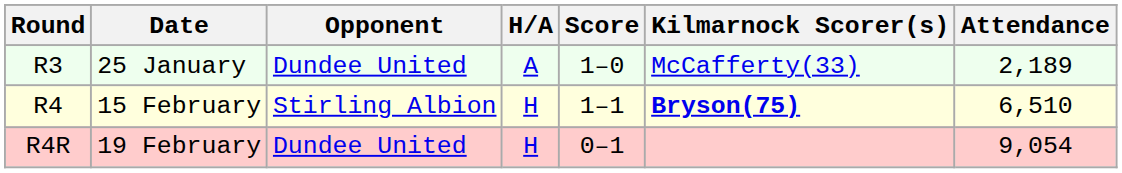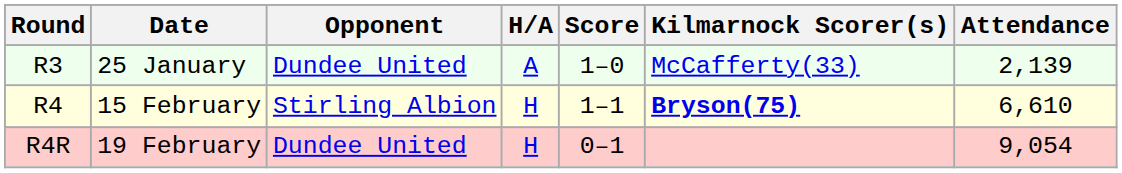(1036, 66) 2,189 -> (1036, 66) 2,139
(1036, 106) 6,510 -> (1036, 106) 6,610
